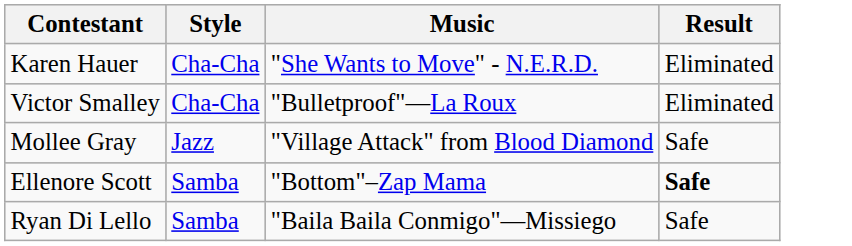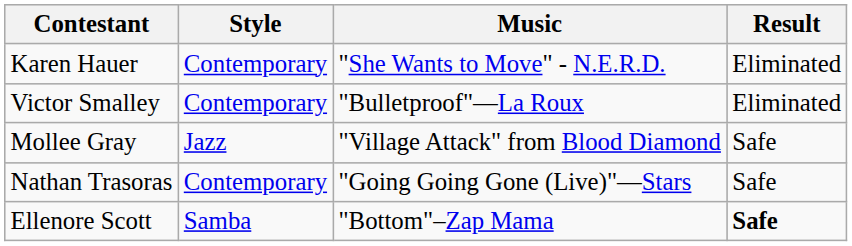(215, 63) Cha-Cha -> (255, 63) Contemporary
(215, 102) Cha-Cha -> (255, 102) Contemporary
+ row: (91, 181)
- row: (81, 220)
